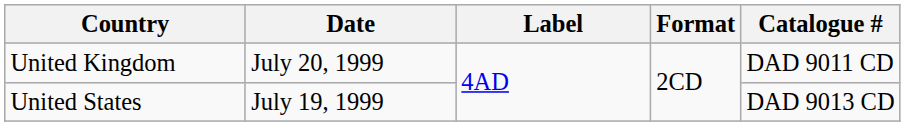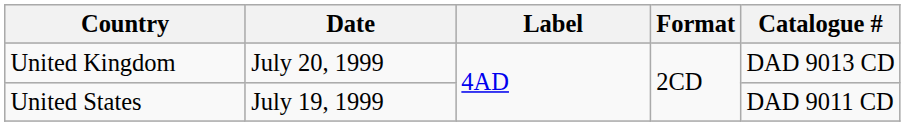(820, 62) DAD 9011 CD -> (821, 62) DAD 9013 CD
(821, 101) DAD 9013 CD -> (820, 101) DAD 9011 CD
